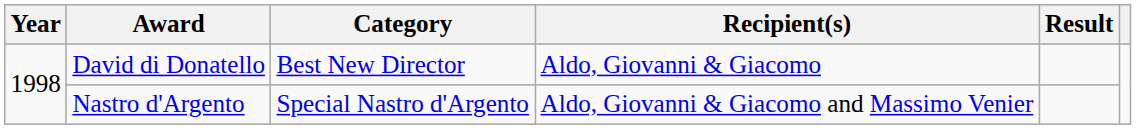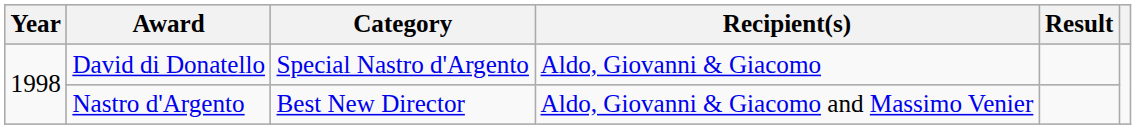(371, 64) Best New Director -> (403, 64) Special Nastro d'Argento
(403, 104) Special Nastro d'Argento -> (371, 104) Best New Director
